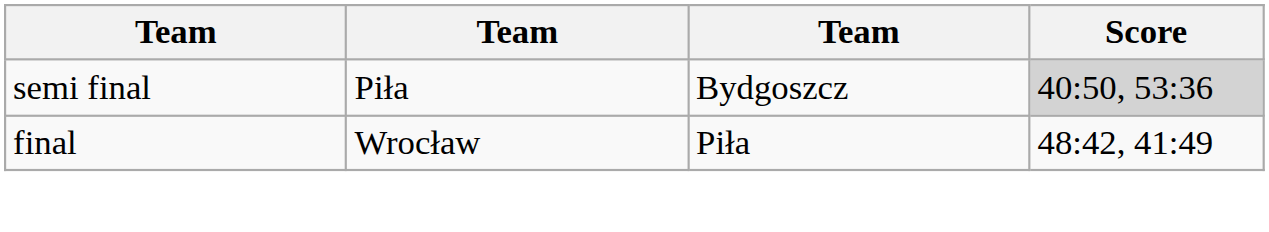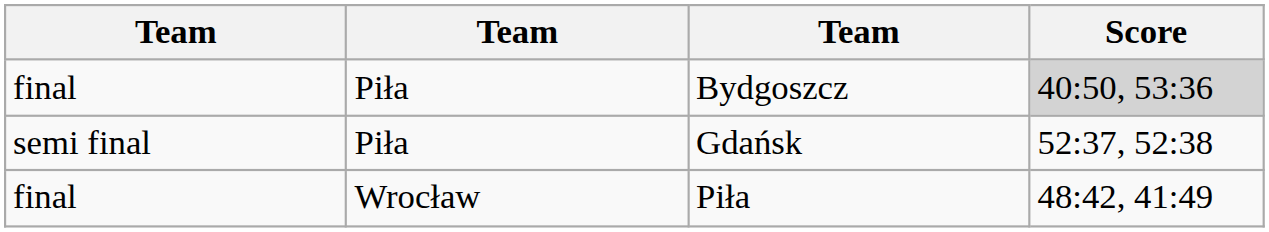(82, 87) semi final -> (45, 87) final
+ row: (749, 142)
